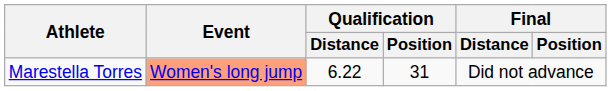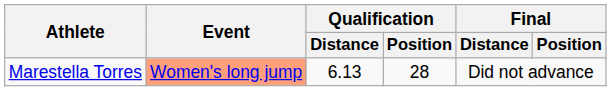(345, 72) 6.22 -> (345, 72) 6.13
(419, 72) 31 -> (419, 72) 28
